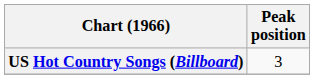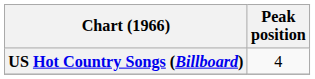(278, 61) 3 -> (278, 61) 4
